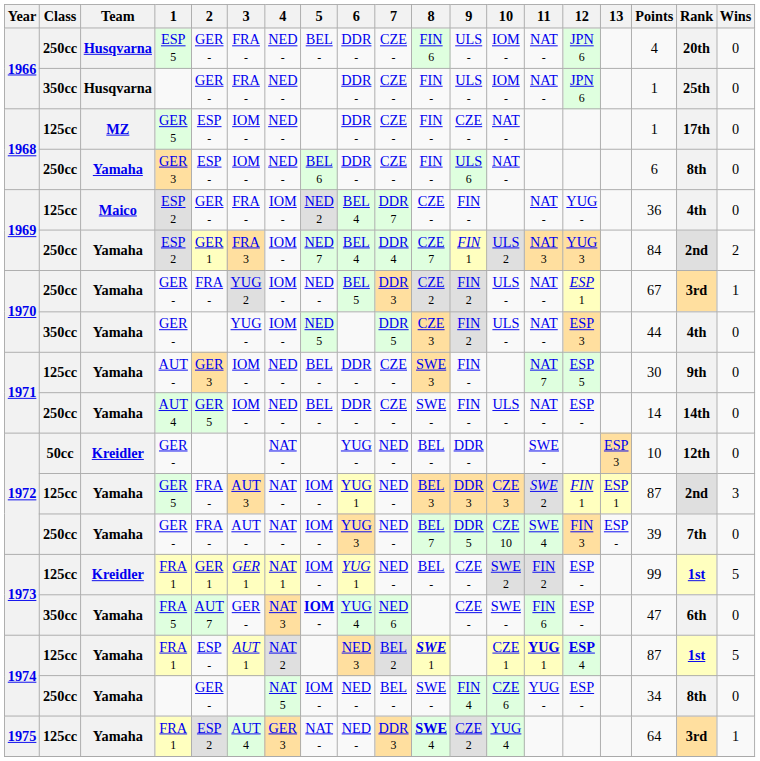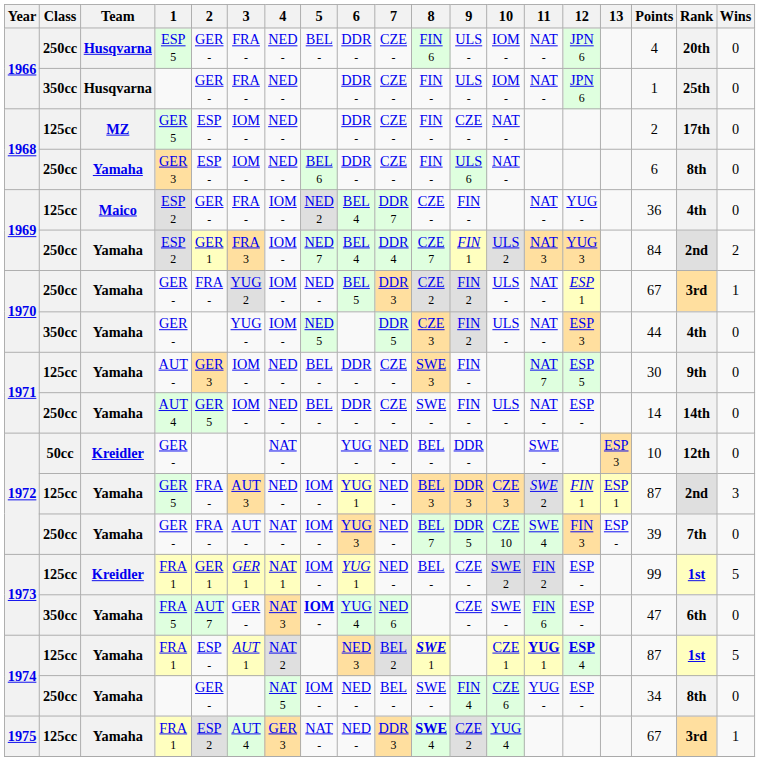(654, 129) 1 -> (654, 129) 2
(283, 493) NAT - -> (283, 493) NED -
(654, 736) 64 -> (654, 736) 67
